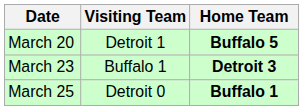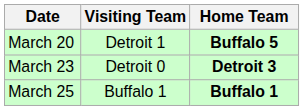(135, 67) Buffalo 1 -> (135, 67) Detroit 0
(135, 92) Detroit 0 -> (135, 92) Buffalo 1
